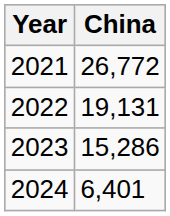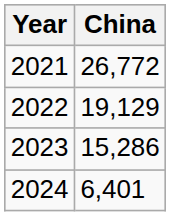(120, 107) 19,131 -> (120, 107) 19,129
